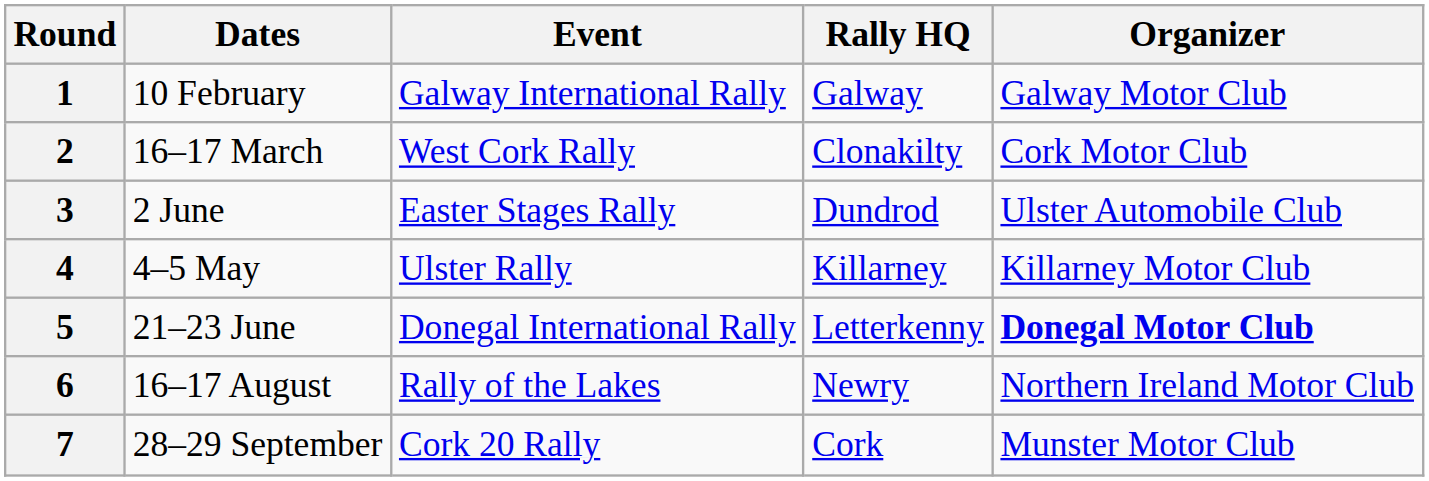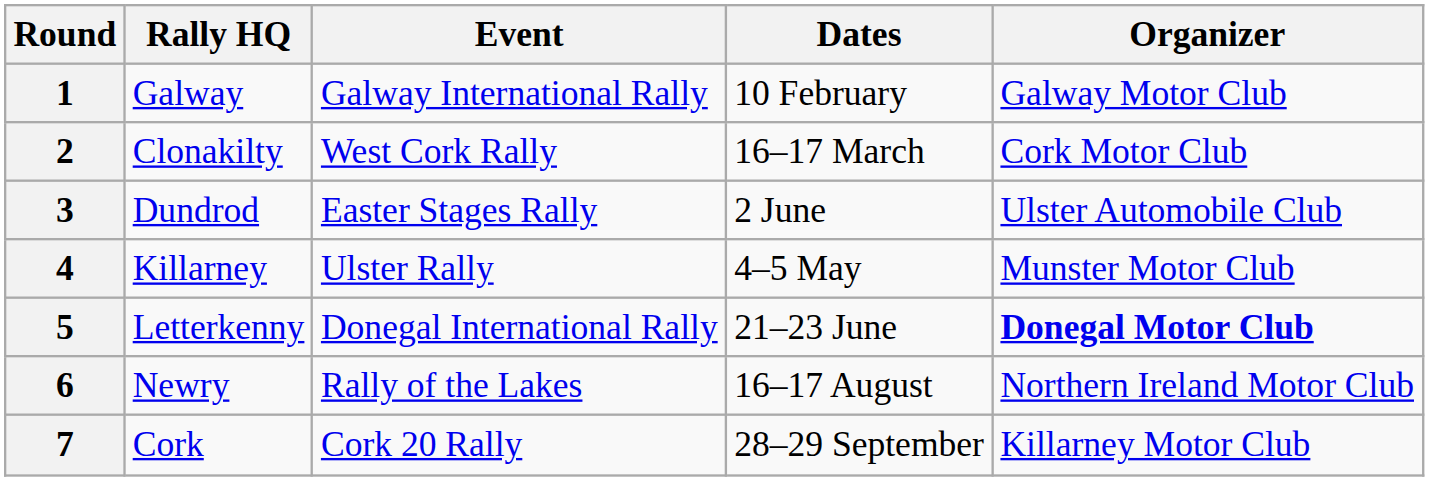columns swapped: (258, 34) <-> (898, 34)
(1155, 268) Killarney Motor Club -> (1148, 268) Munster Motor Club
(1148, 444) Munster Motor Club -> (1155, 444) Killarney Motor Club
